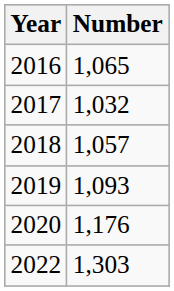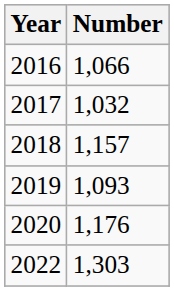(101, 64) 1,065 -> (101, 64) 1,066
(101, 144) 1,057 -> (101, 144) 1,157
